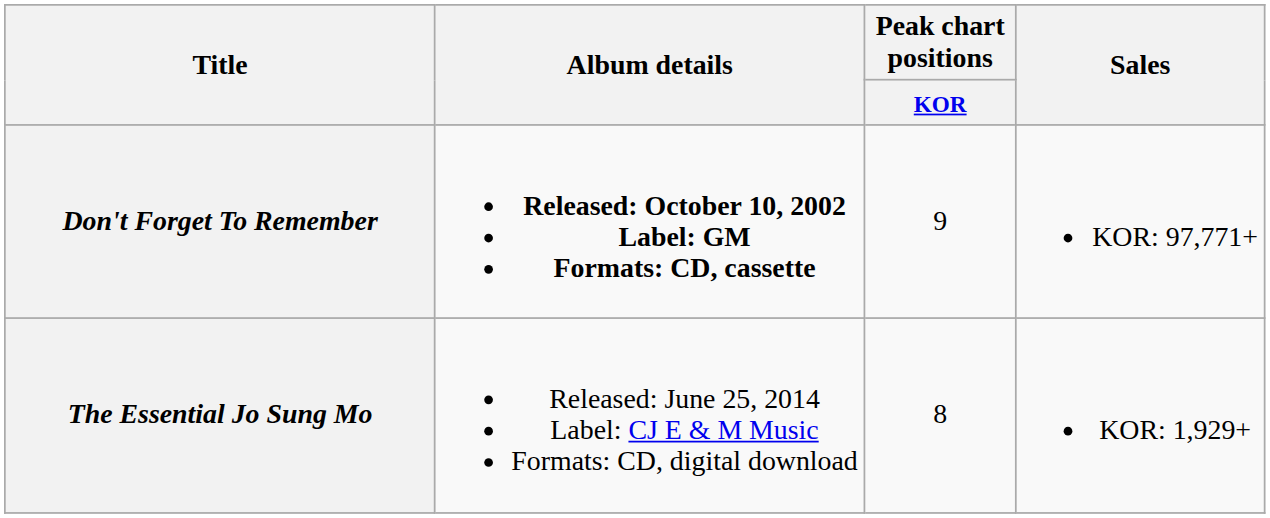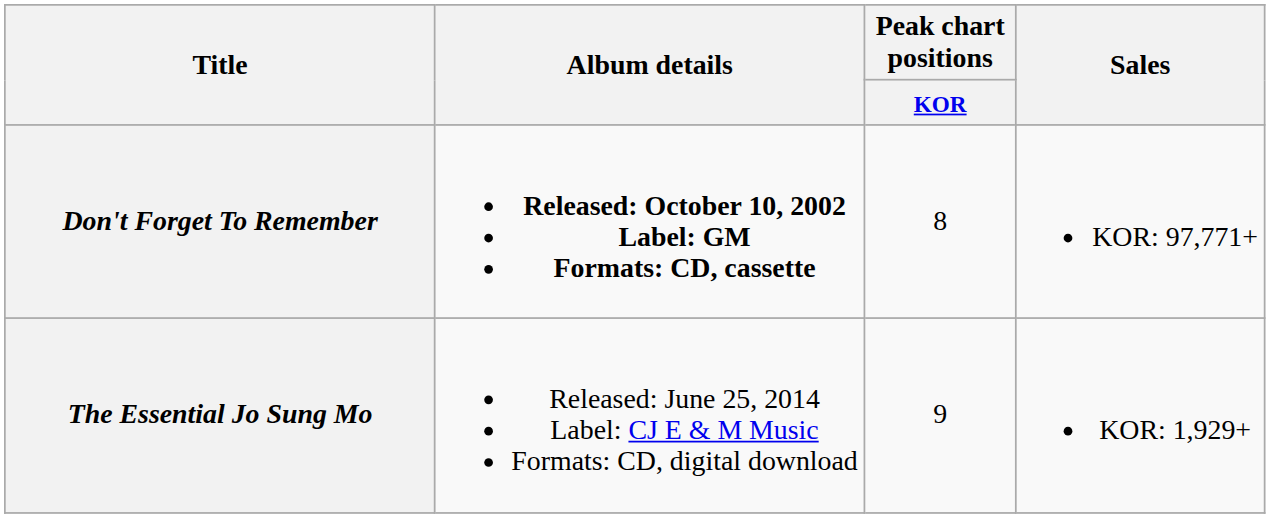(940, 221) 9 -> (940, 221) 8
(940, 414) 8 -> (940, 414) 9
